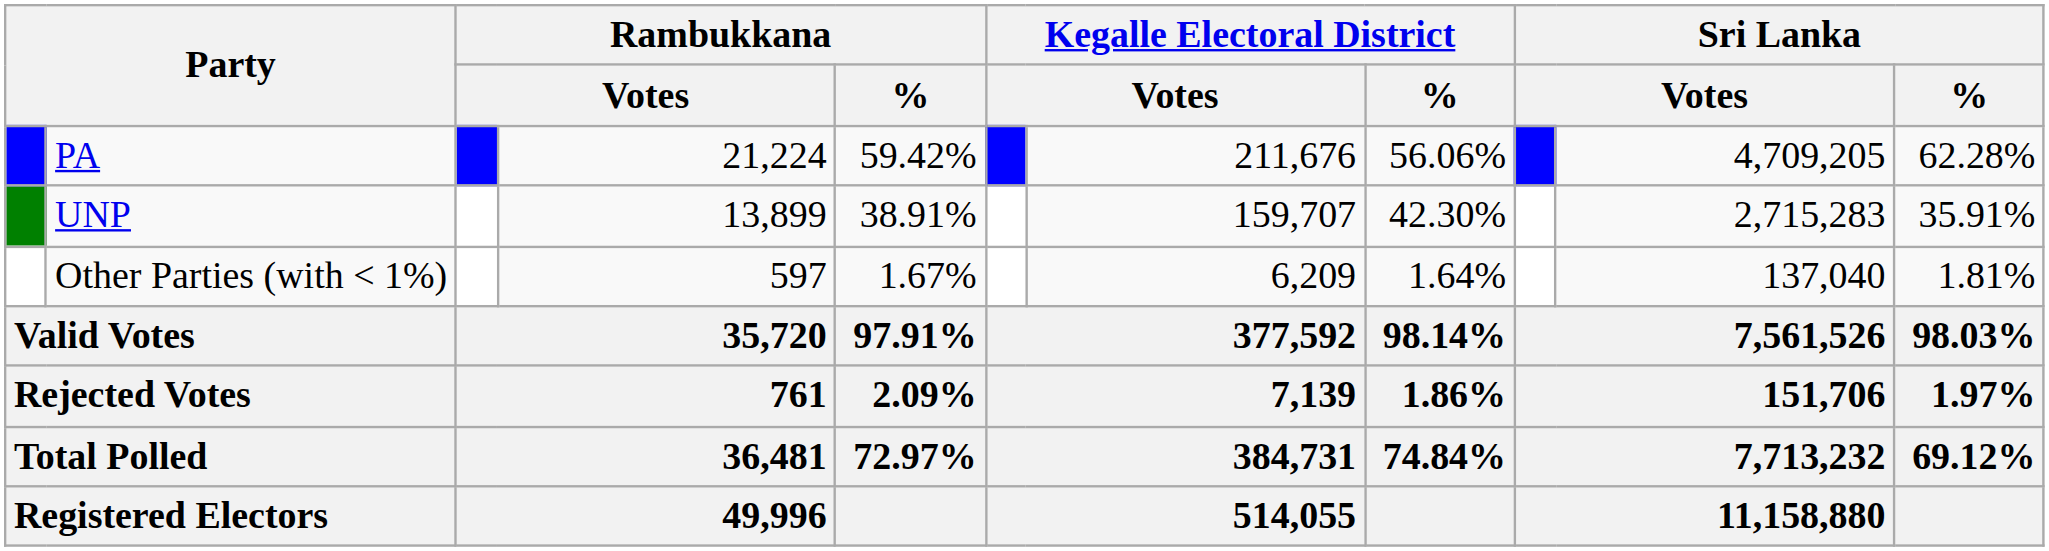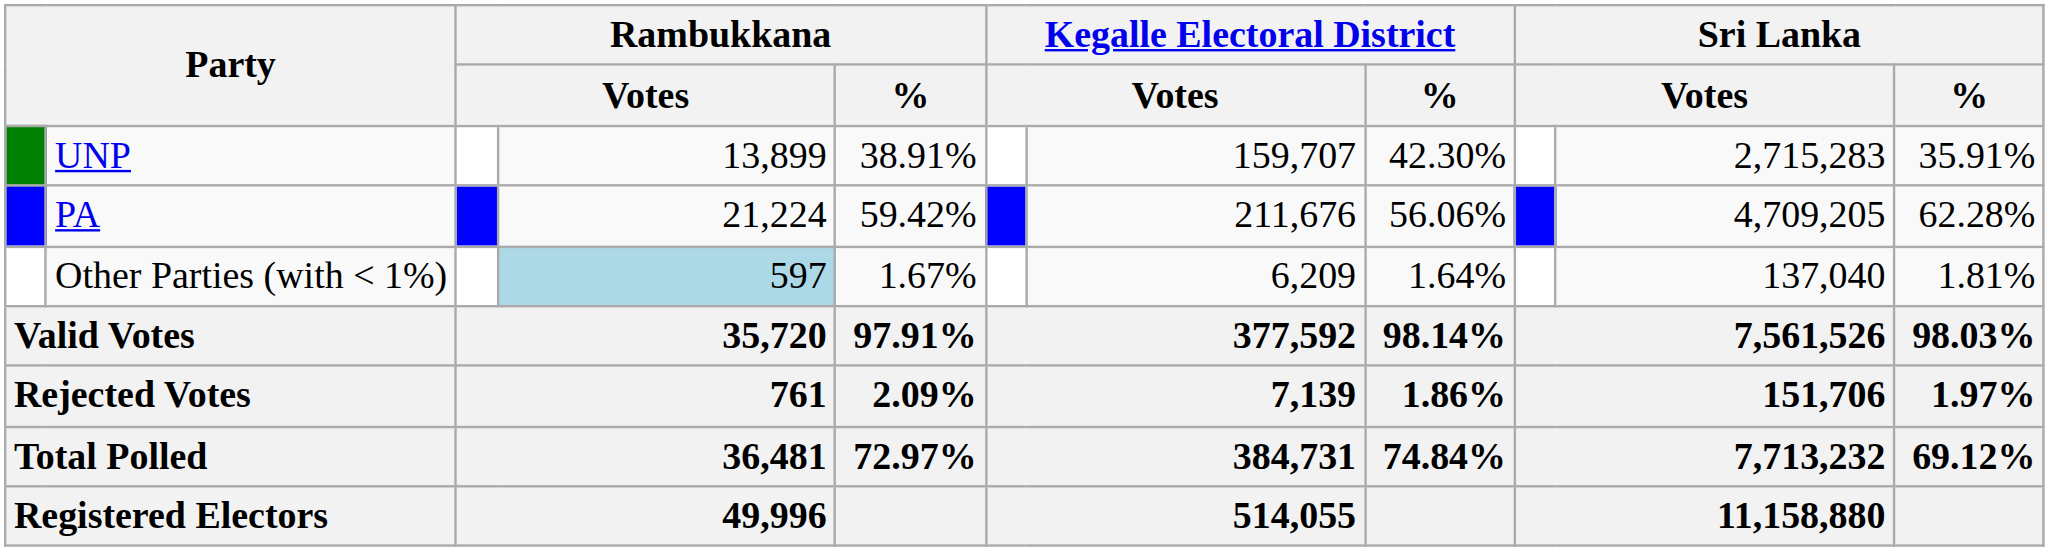rows swapped: (78, 154) <-> (93, 214)
(798, 275) no background -> (798, 275) lightblue background
